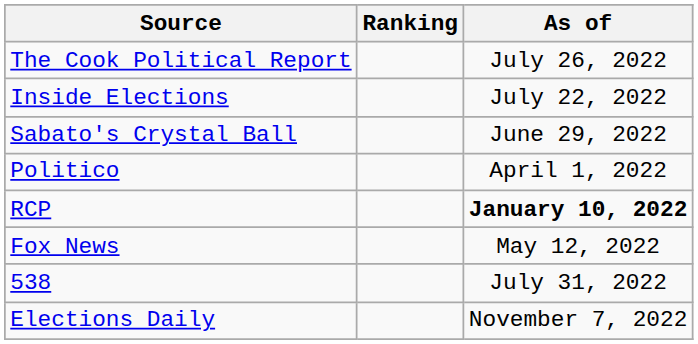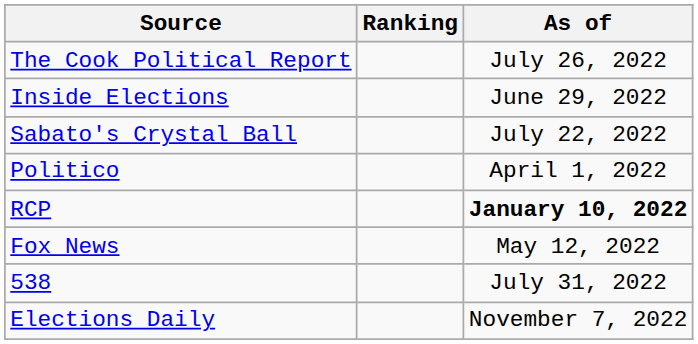(578, 98) July 22, 2022 -> (578, 98) June 29, 2022
(578, 135) June 29, 2022 -> (578, 135) July 22, 2022
